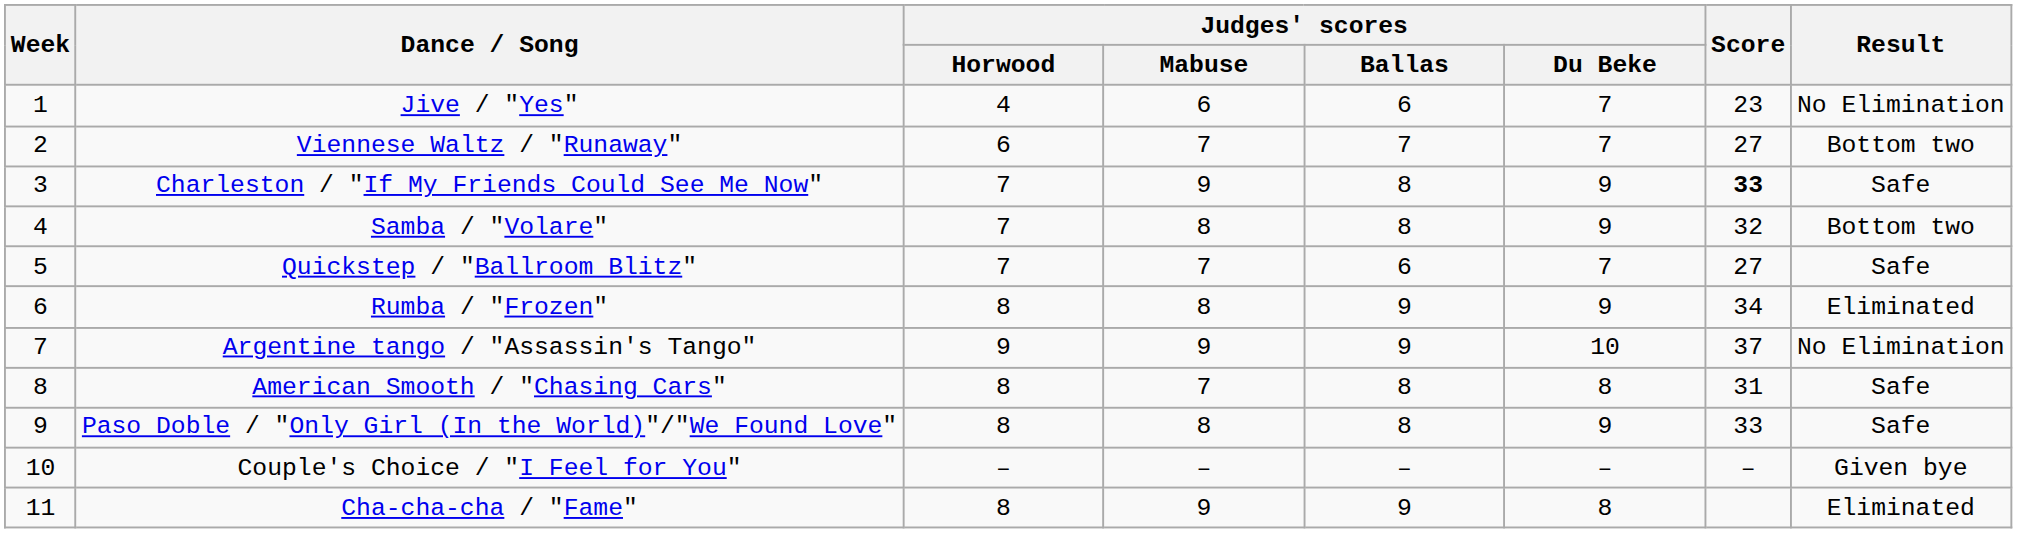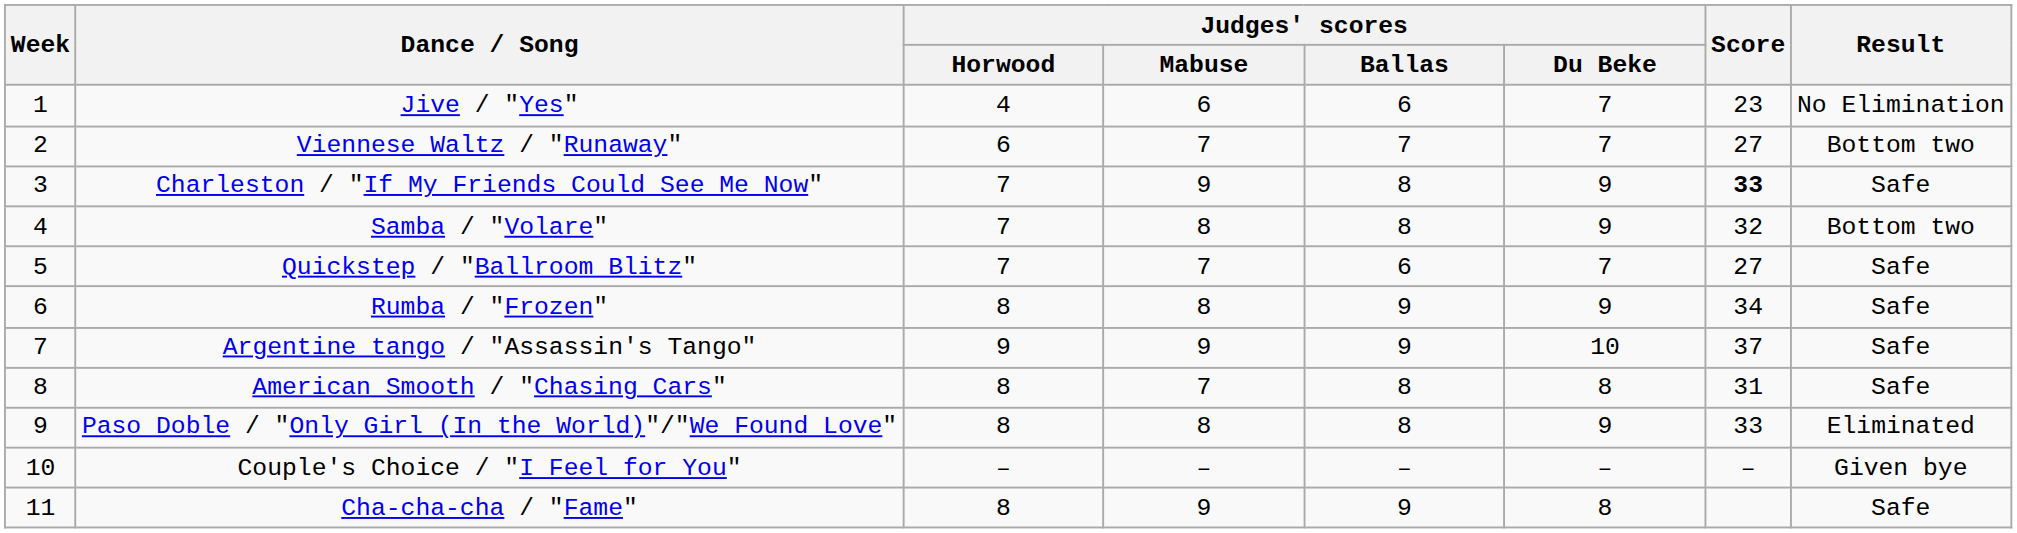(1901, 307) Eliminated -> (1901, 307) Safe
(1901, 347) No Elimination -> (1901, 347) Safe
(1901, 428) Safe -> (1901, 428) Eliminated
(1901, 508) Eliminated -> (1901, 508) Safe
